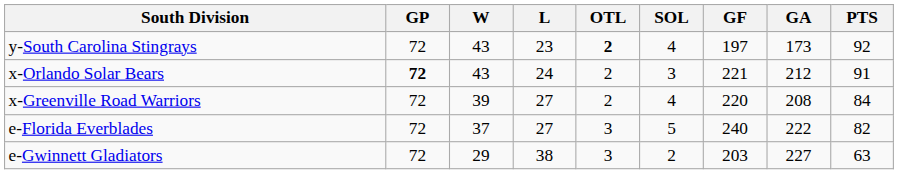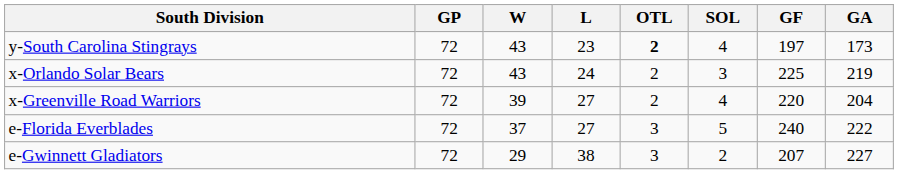- column: (862, 18)
(417, 73) bold -> (449, 73) normal
(735, 73) 221 -> (791, 73) 225
(799, 73) 212 -> (860, 73) 219
(799, 100) 208 -> (860, 100) 204
(735, 155) 203 -> (791, 155) 207
